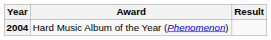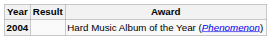columns swapped: (131, 12) <-> (249, 12)
